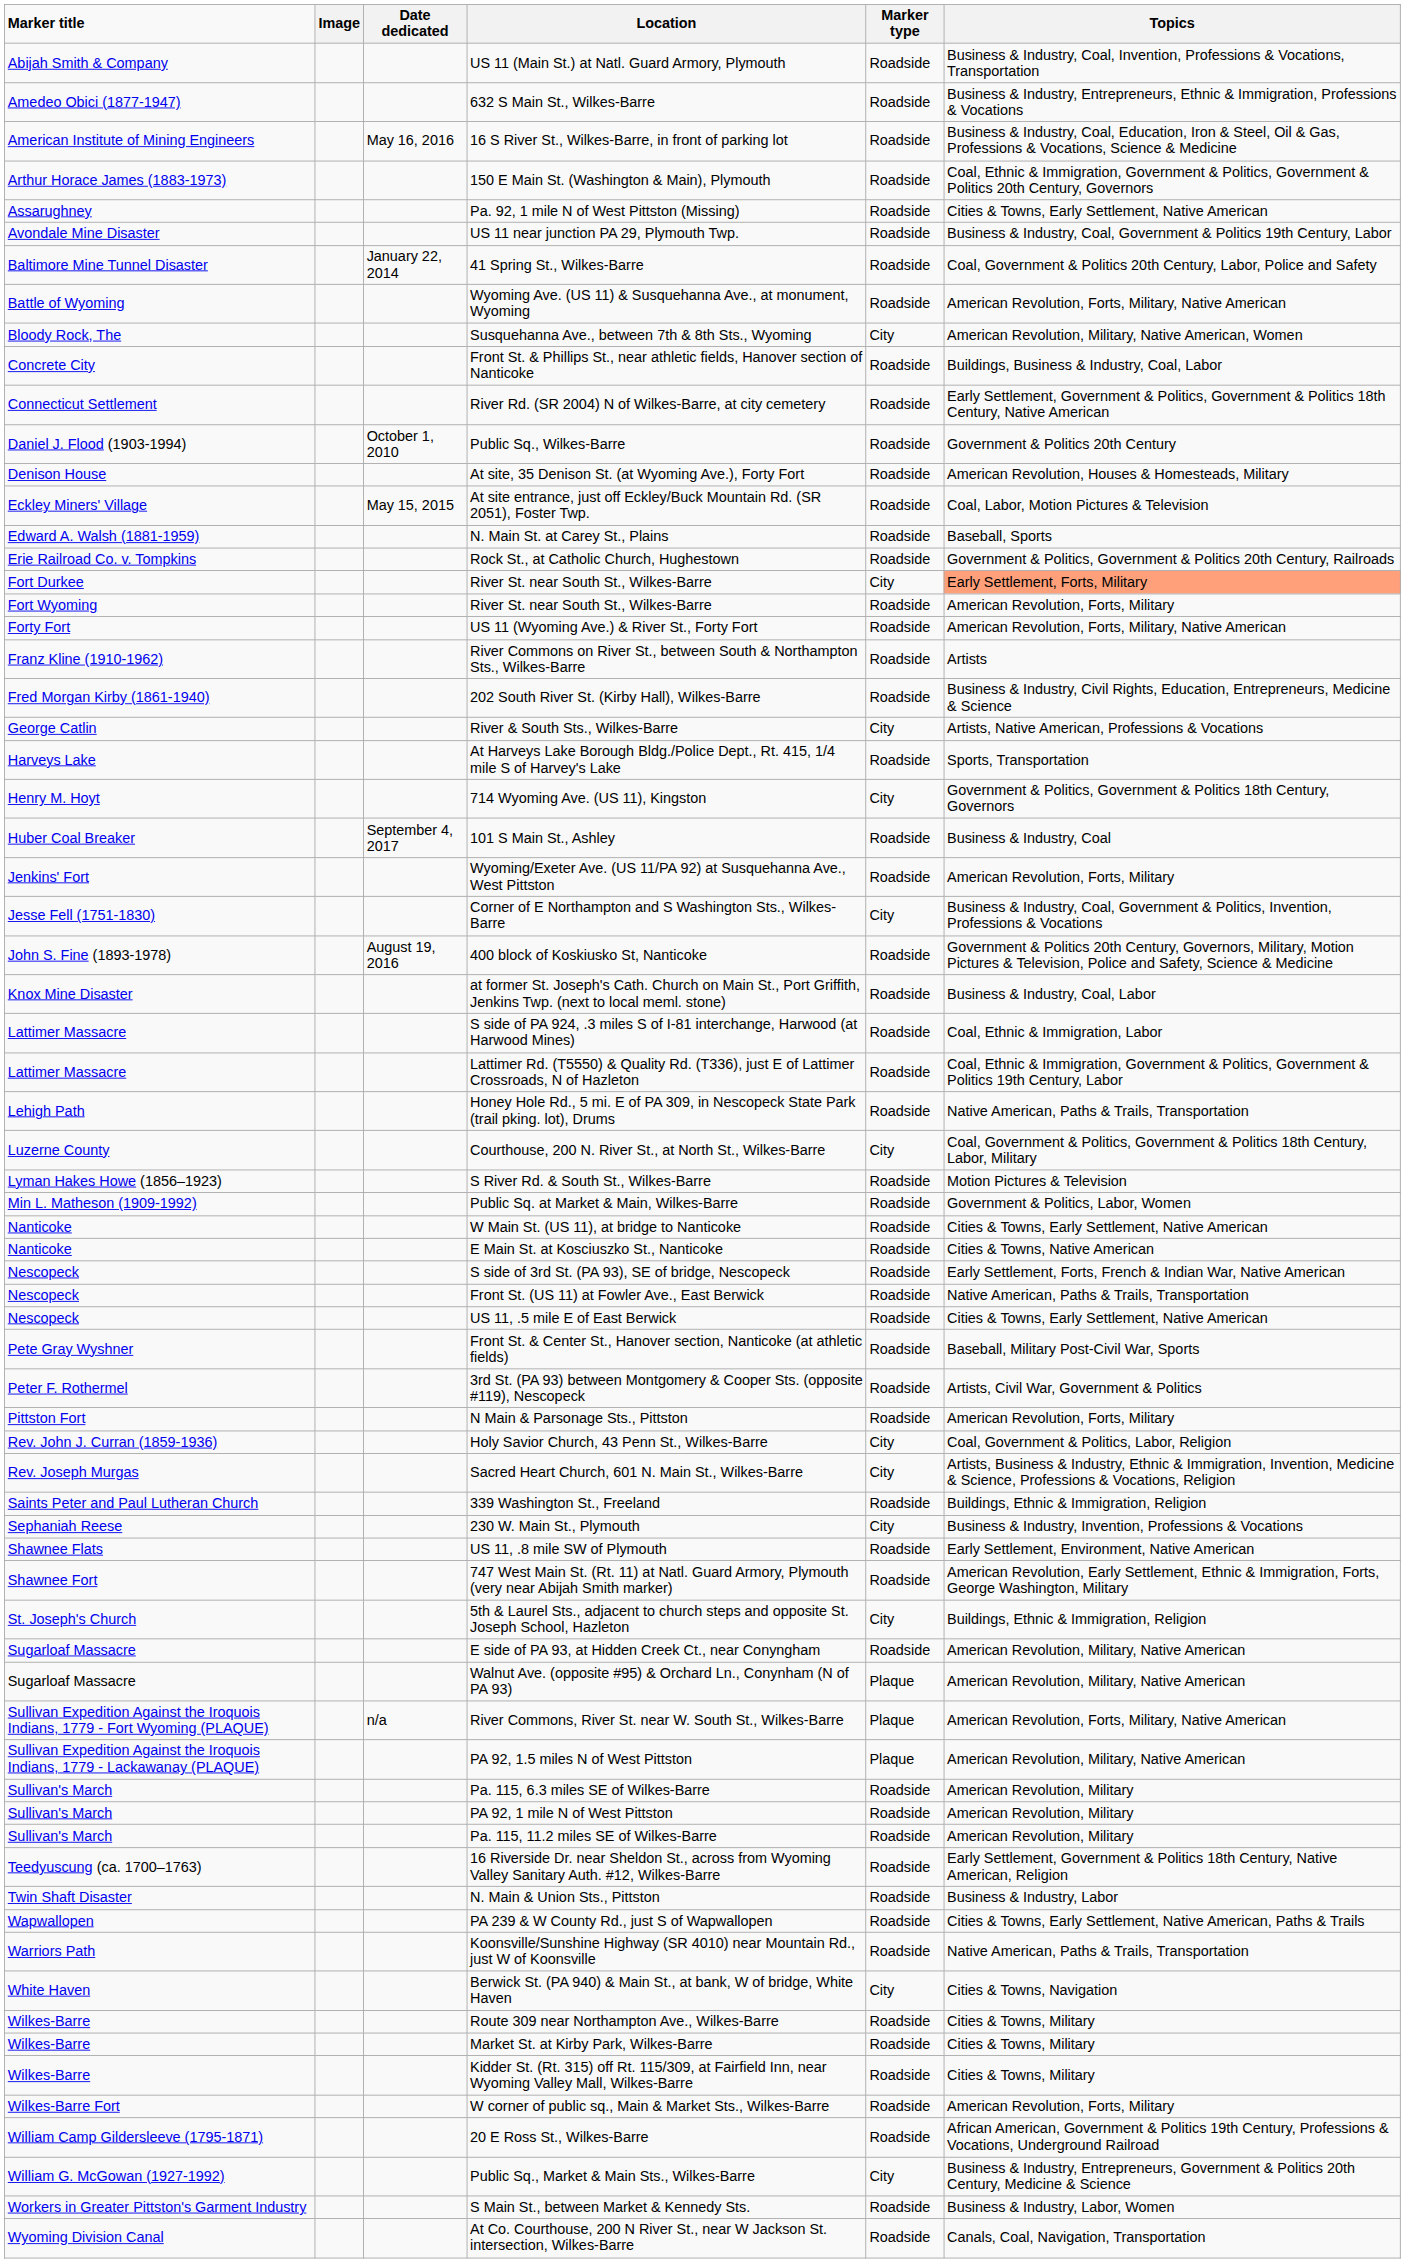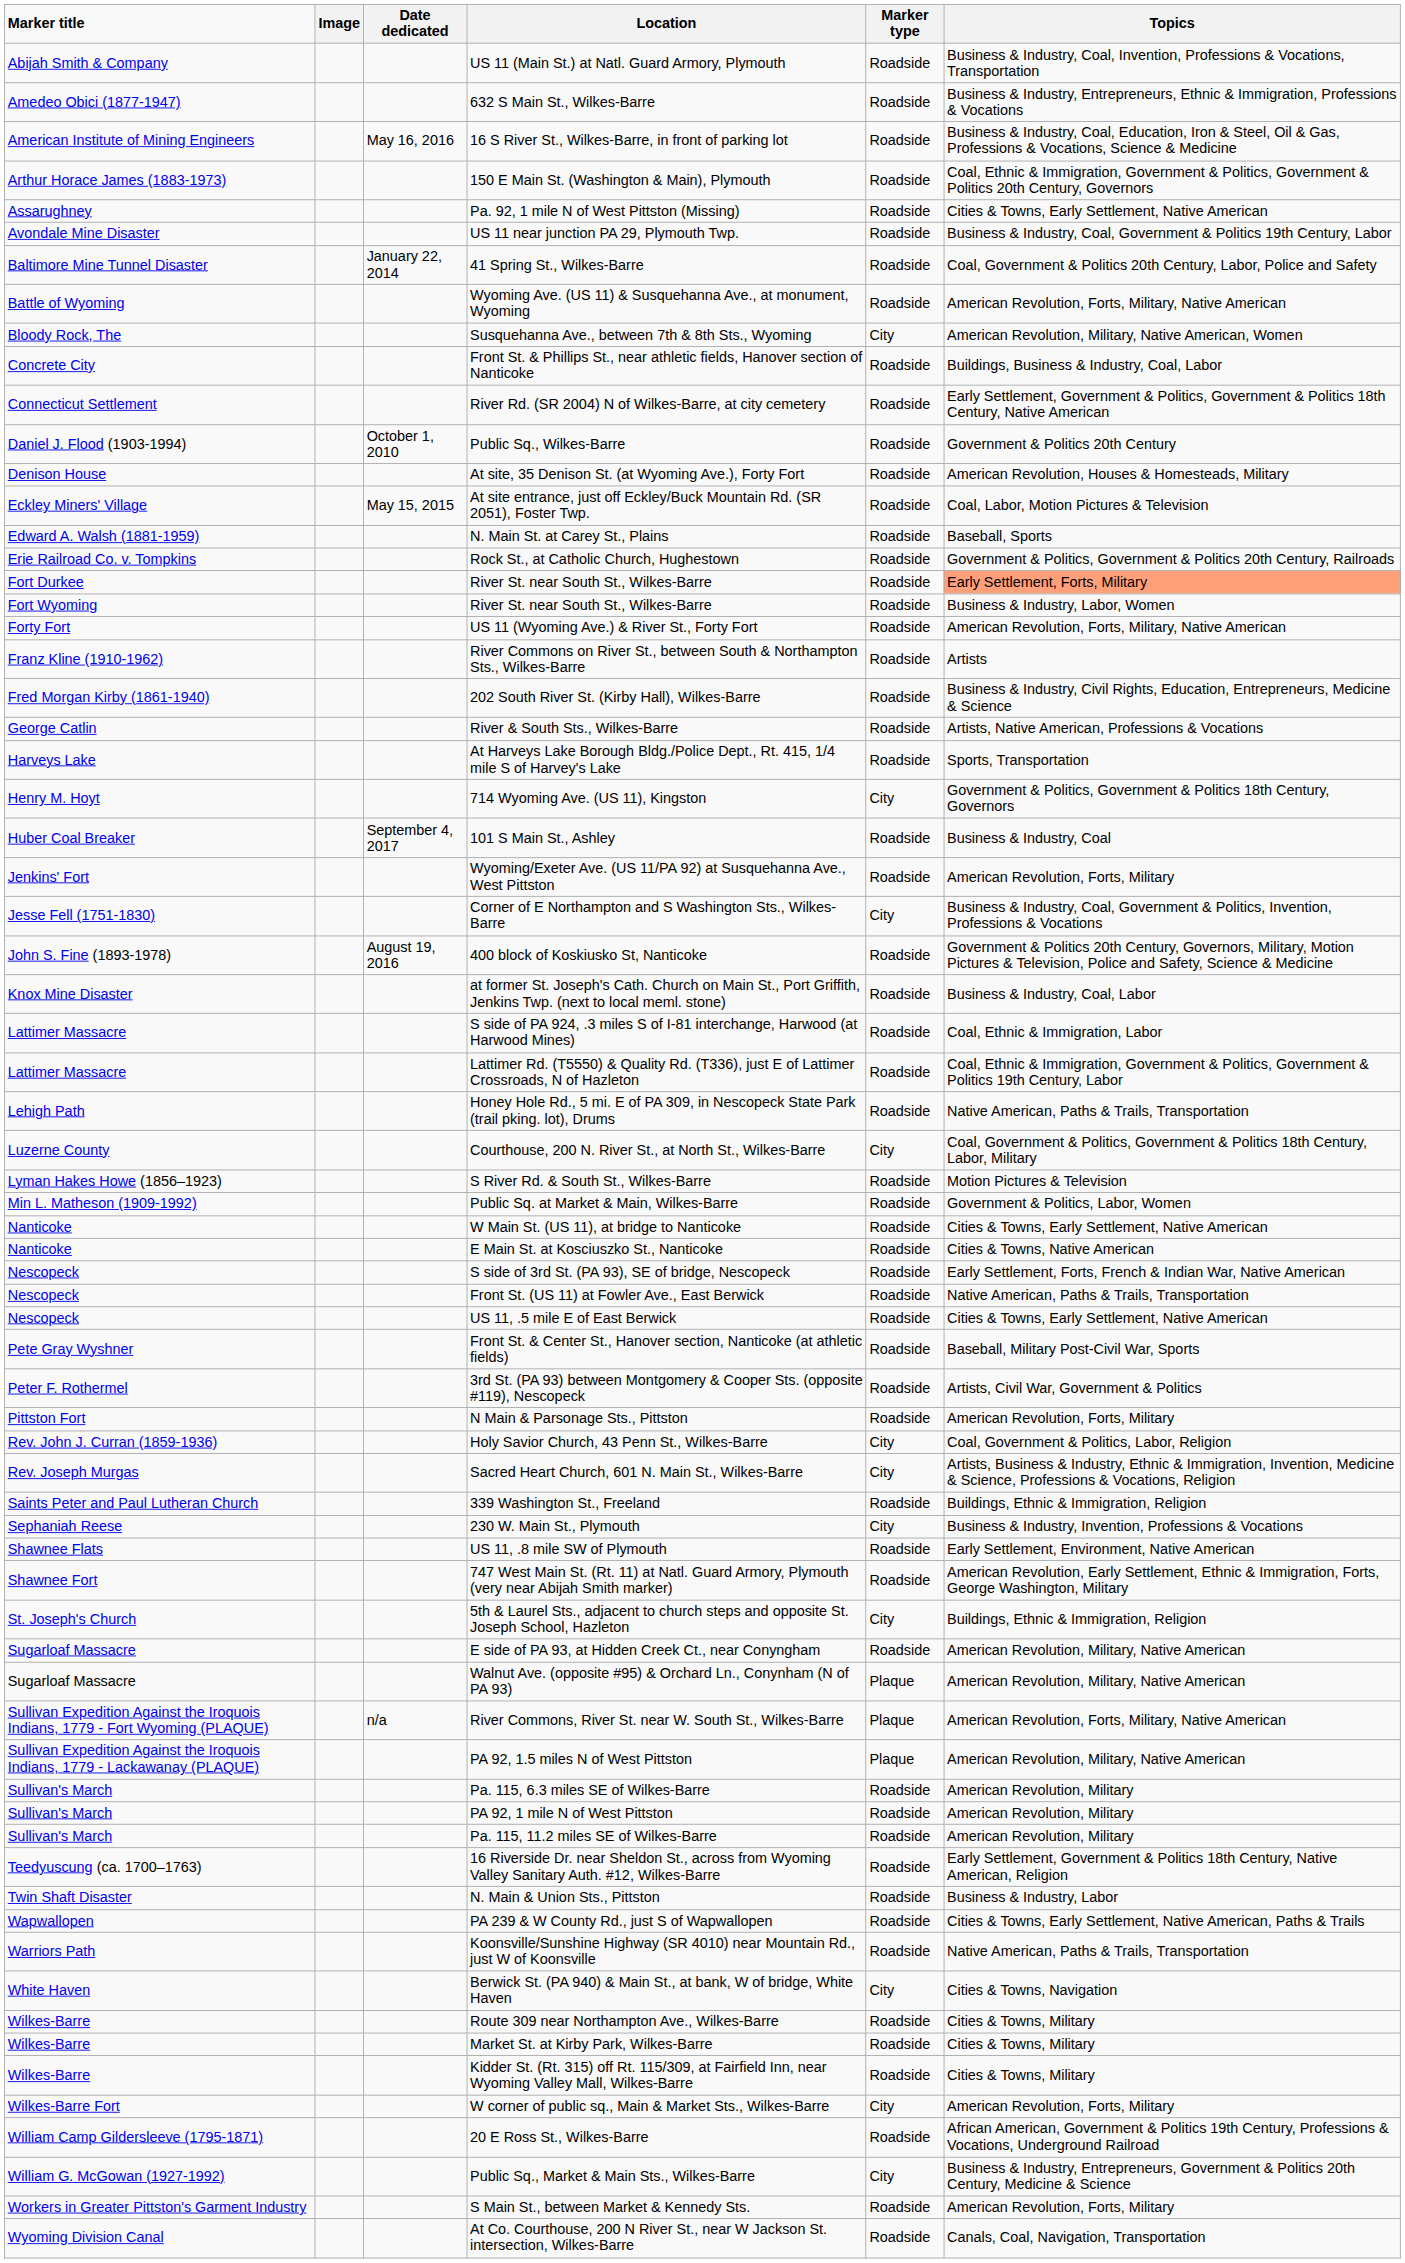(882, 582) City -> (900, 582) Roadside
(1061, 605) American Revolution, Forts, Military -> (1061, 605) Business & Industry, Labor, Women
(882, 728) City -> (900, 728) Roadside
(900, 2106) Roadside -> (882, 2106) City
(1061, 2207) Business & Industry, Labor, Women -> (1061, 2207) American Revolution, Forts, Military
